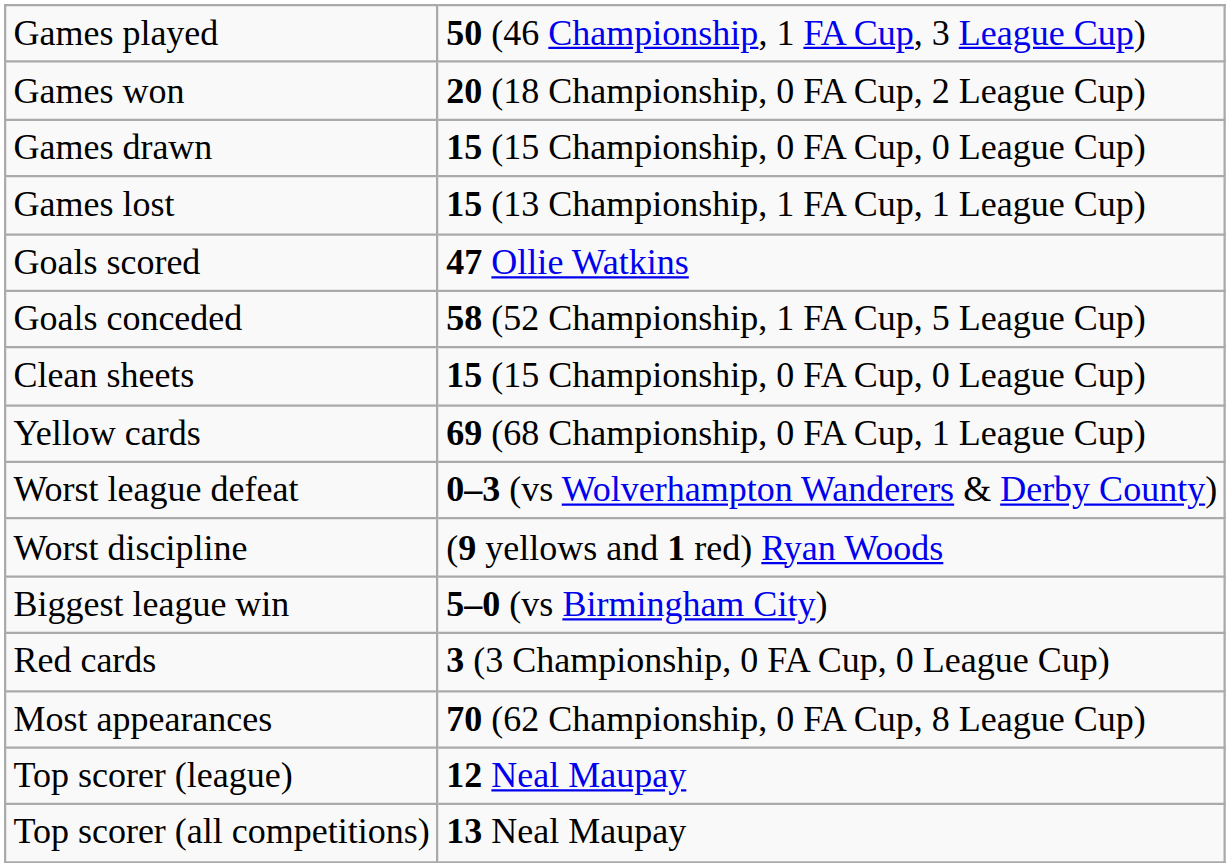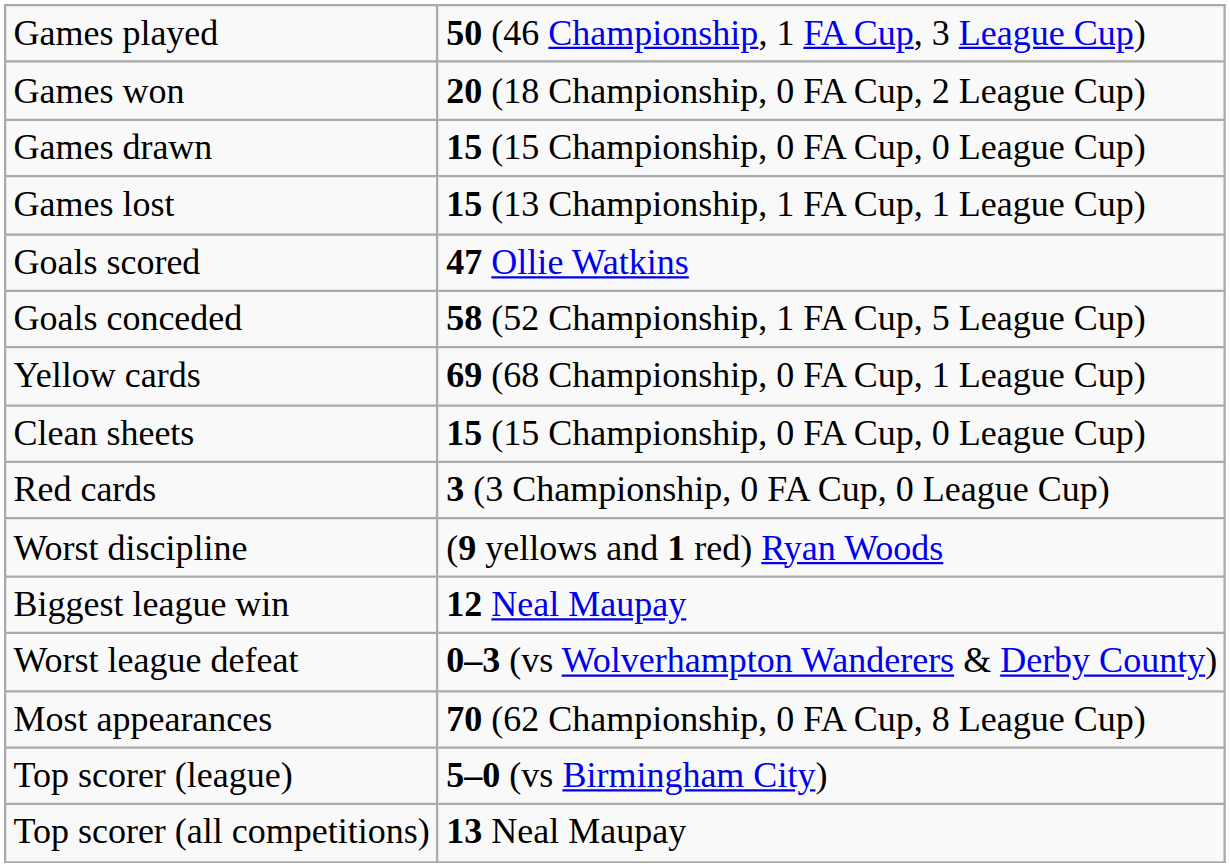rows swapped: (104, 375) <-> (107, 432)
rows swapped: (85, 661) <-> (156, 489)
(637, 603) 5–0 (vs Birmingham City) -> (566, 603) 12 Neal Maupay
(566, 775) 12 Neal Maupay -> (637, 775) 5–0 (vs Birmingham City)
